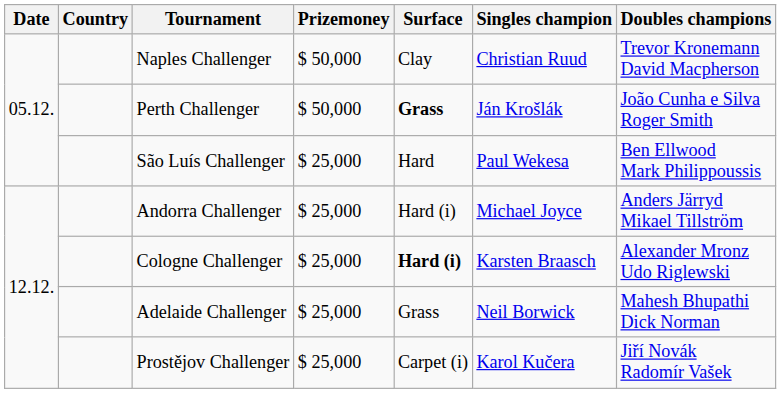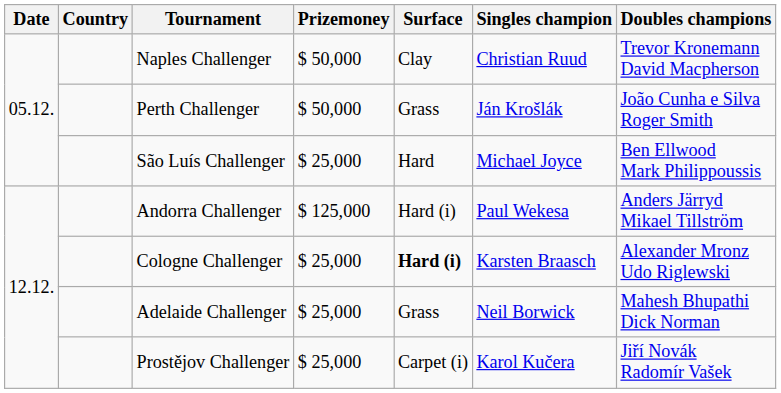(421, 109) bold -> (419, 109) normal
(523, 159) Paul Wekesa -> (529, 159) Michael Joyce
(330, 210) $ 25,000 -> (334, 210) $ 125,000
(529, 210) Michael Joyce -> (523, 210) Paul Wekesa
